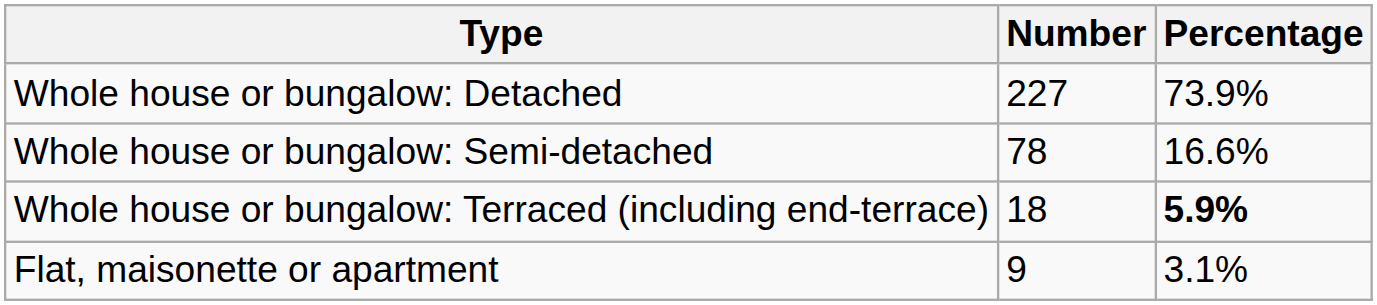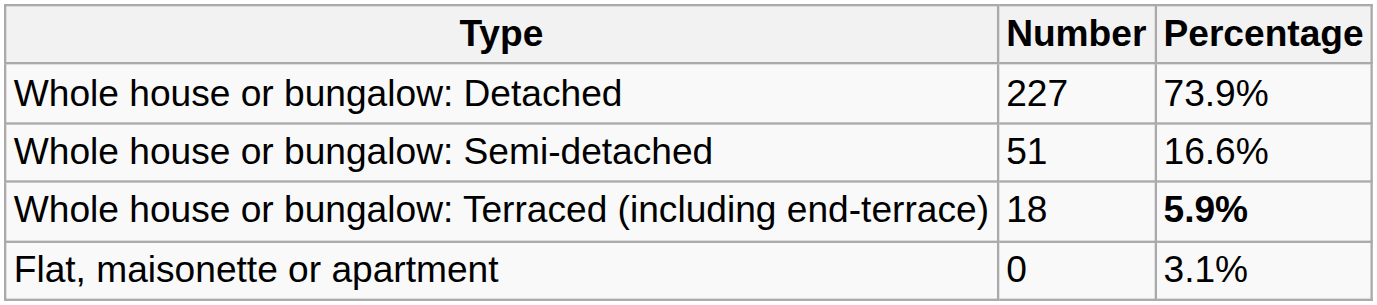(1027, 151) 78 -> (1027, 151) 51
(1016, 269) 9 -> (1016, 269) 0
